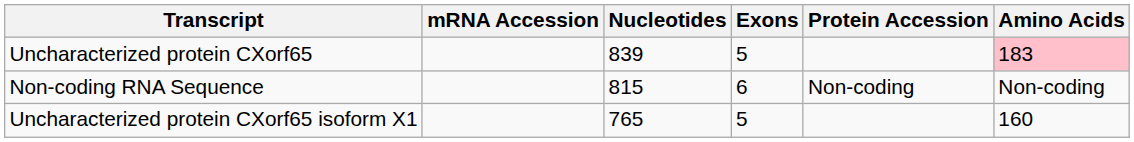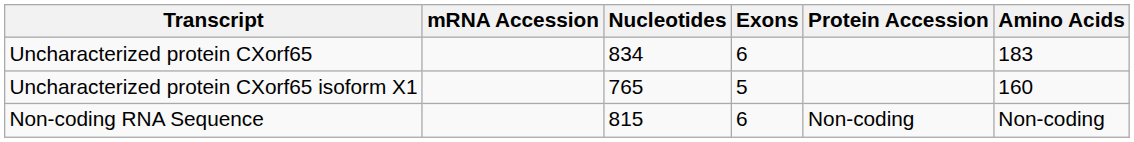(626, 53) 839 -> (626, 53) 834
(742, 53) 5 -> (742, 53) 6
(1016, 53) pink background -> (1016, 53) no background
rows swapped: (213, 119) <-> (137, 86)
